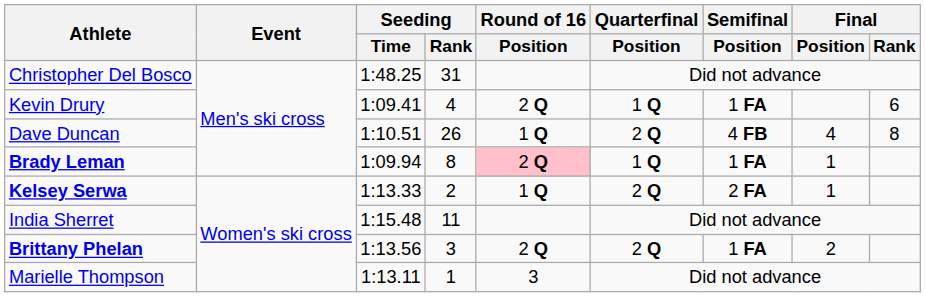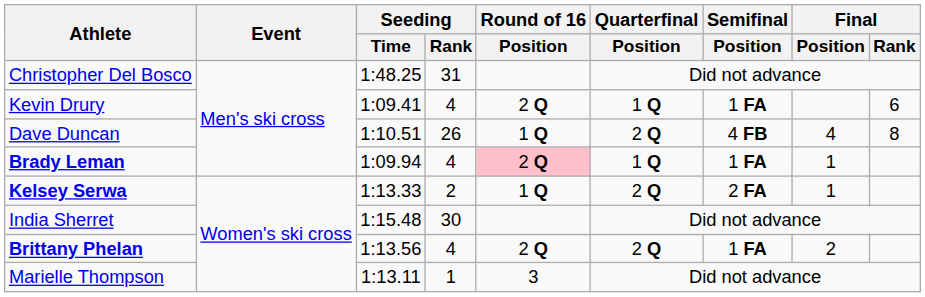(451, 162) 8 -> (451, 162) 4
(451, 220) 11 -> (451, 220) 30
(451, 249) 3 -> (451, 249) 4
